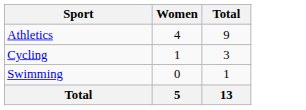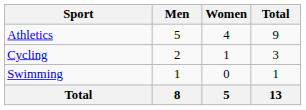+ column: (177, 14)
